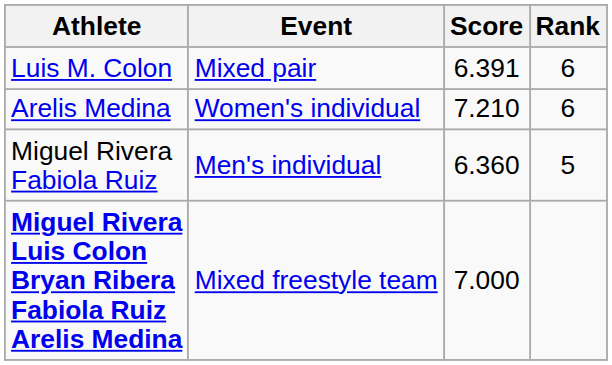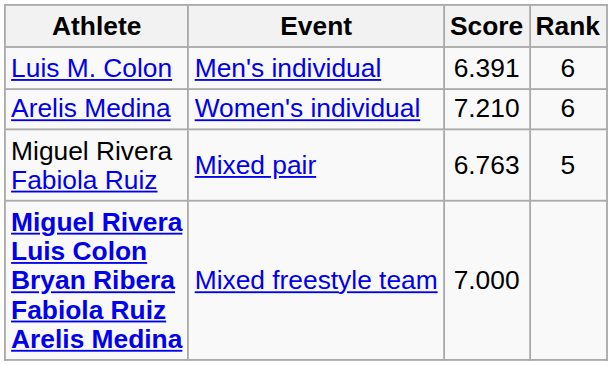(255, 68) Mixed pair -> (288, 68) Men's individual
(288, 166) Men's individual -> (255, 166) Mixed pair
(487, 166) 6.360 -> (487, 166) 6.763
